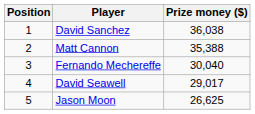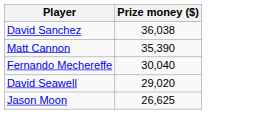- column: (29, 13)
(207, 48) 35,388 -> (158, 48) 35,390
(207, 83) 29,017 -> (158, 83) 29,020
